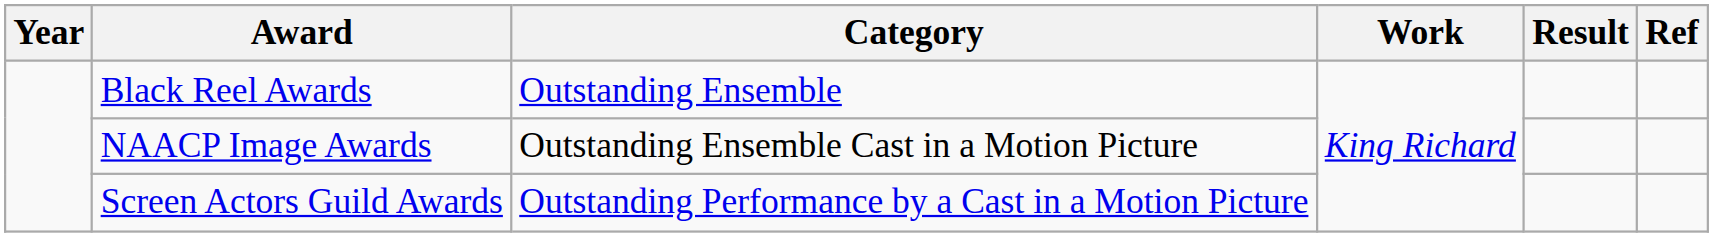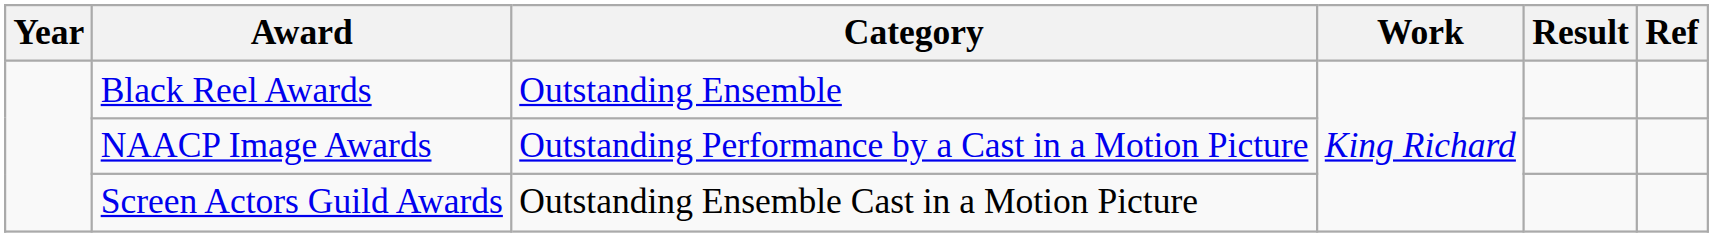(859, 145) Outstanding Ensemble Cast in a Motion Picture -> (914, 145) Outstanding Performance by a Cast in a Motion Picture
(914, 201) Outstanding Performance by a Cast in a Motion Picture -> (859, 201) Outstanding Ensemble Cast in a Motion Picture
